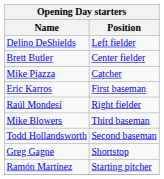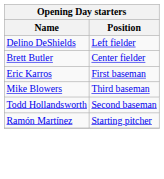- row: (31, 74)
- row: (34, 105)
- row: (30, 151)
